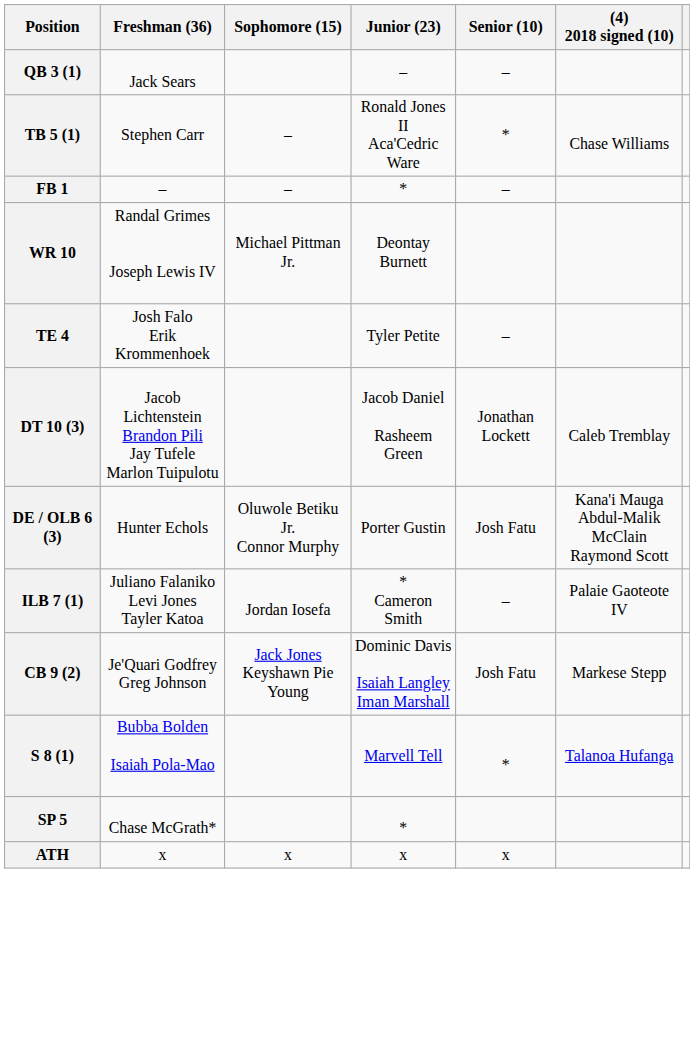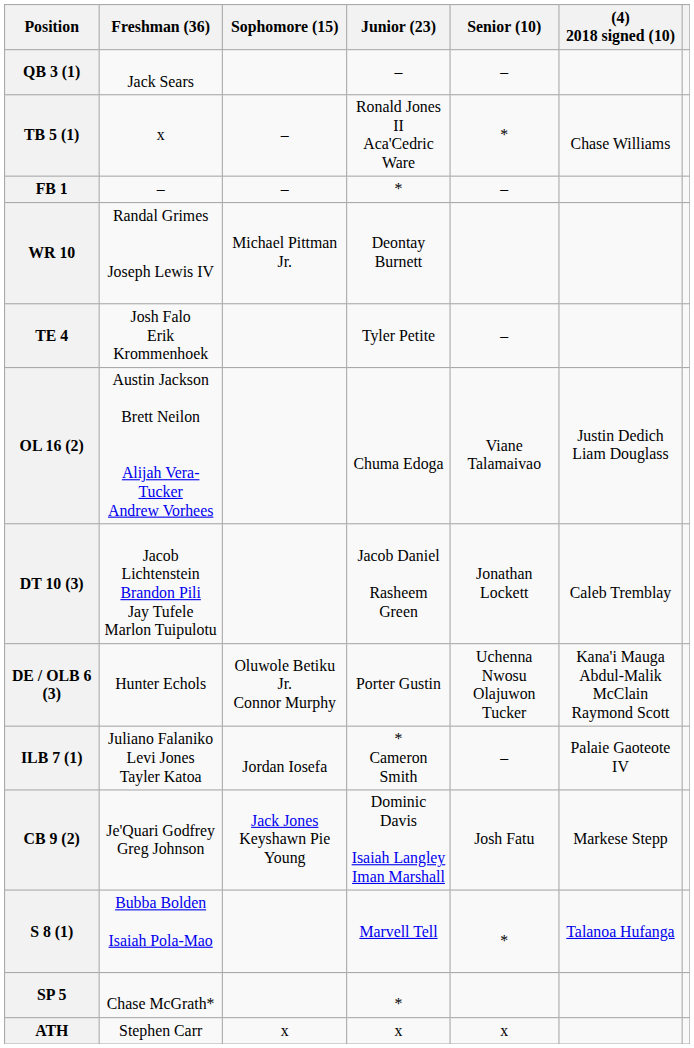(163, 135) Stephen Carr -> (161, 135) x
+ row: (52, 445)
(506, 528) Josh Fatu -> (504, 685) Uchenna Nwosu Olajuwon Tucker
(163, 855) x -> (161, 1030) Stephen Carr
